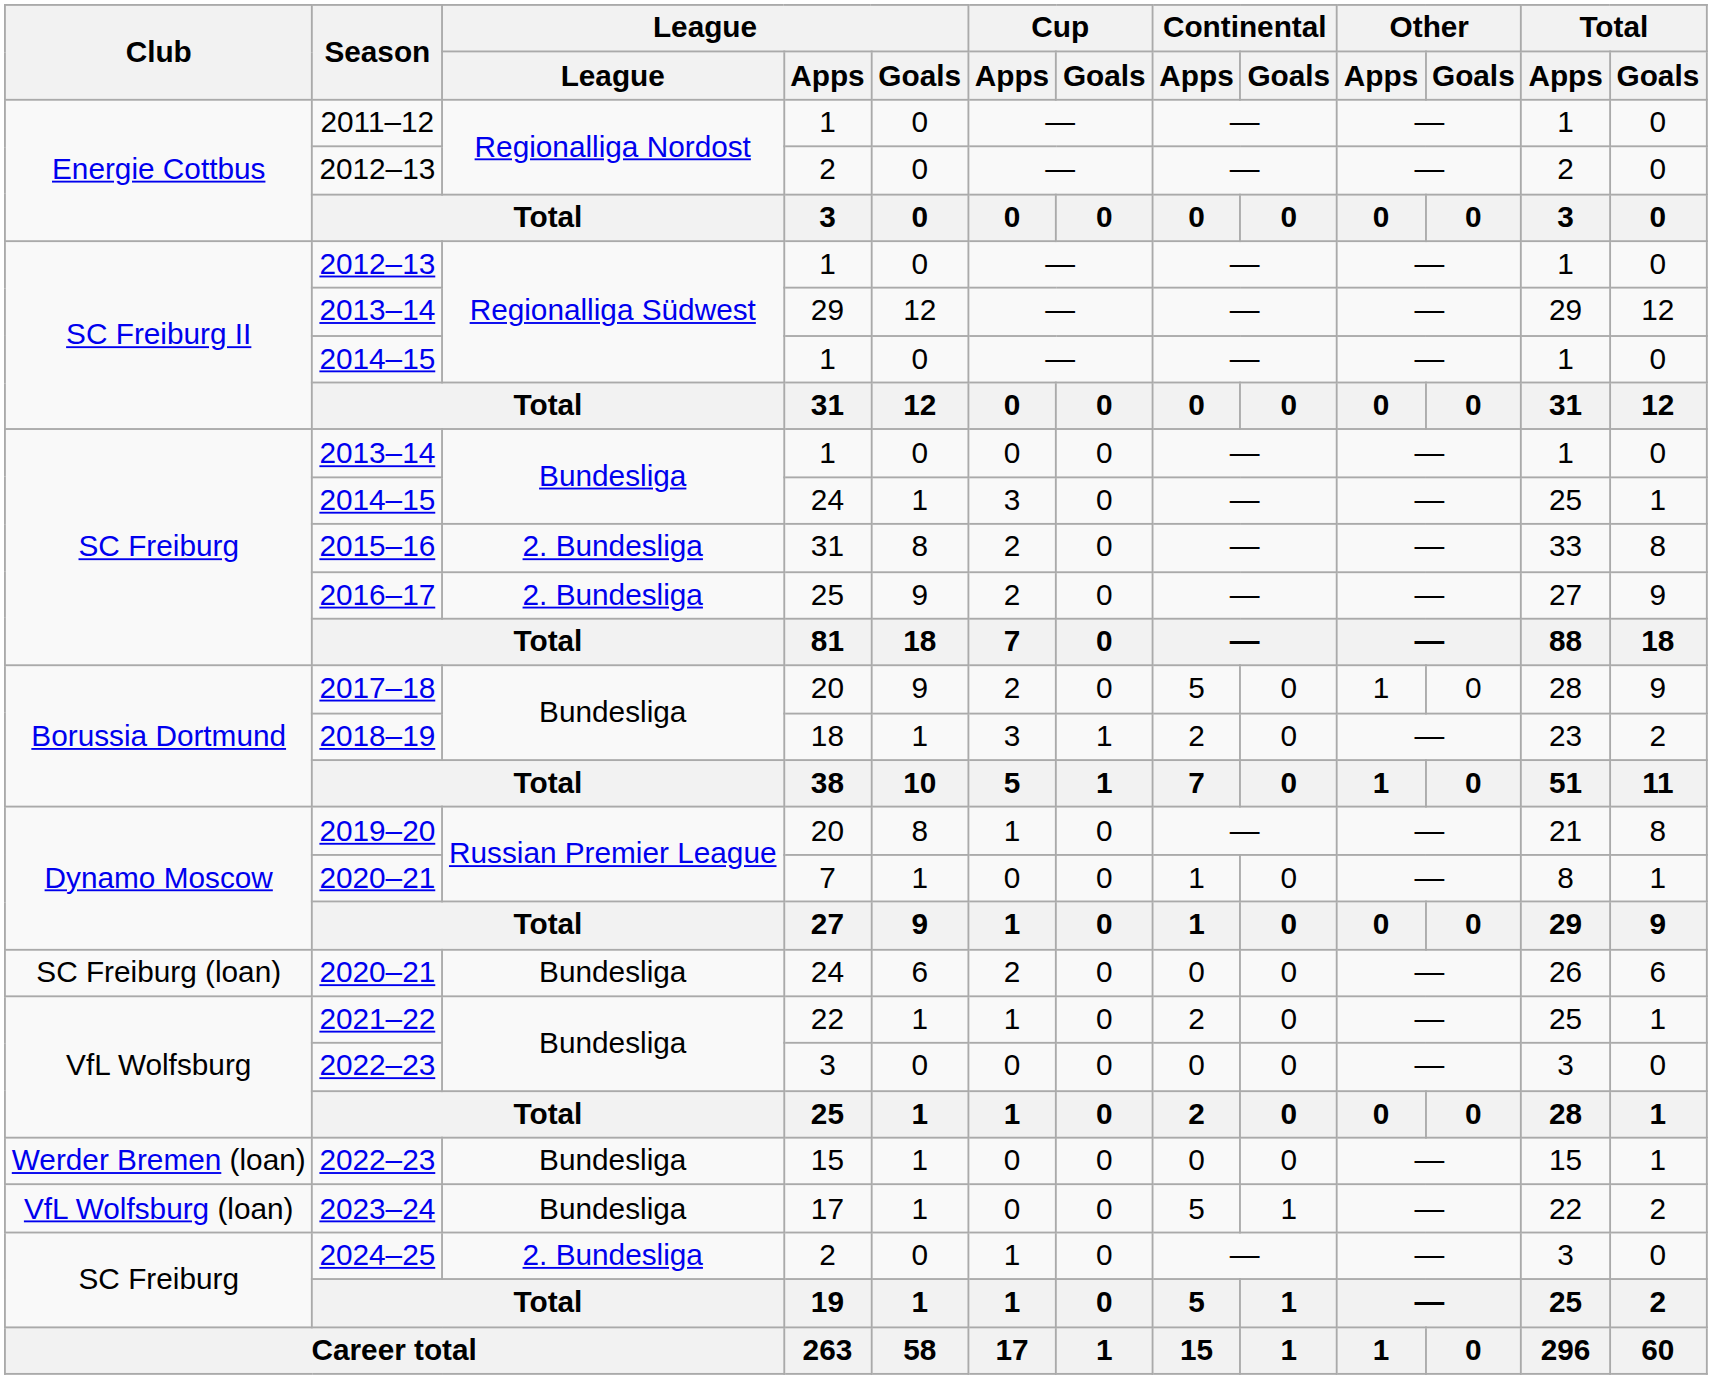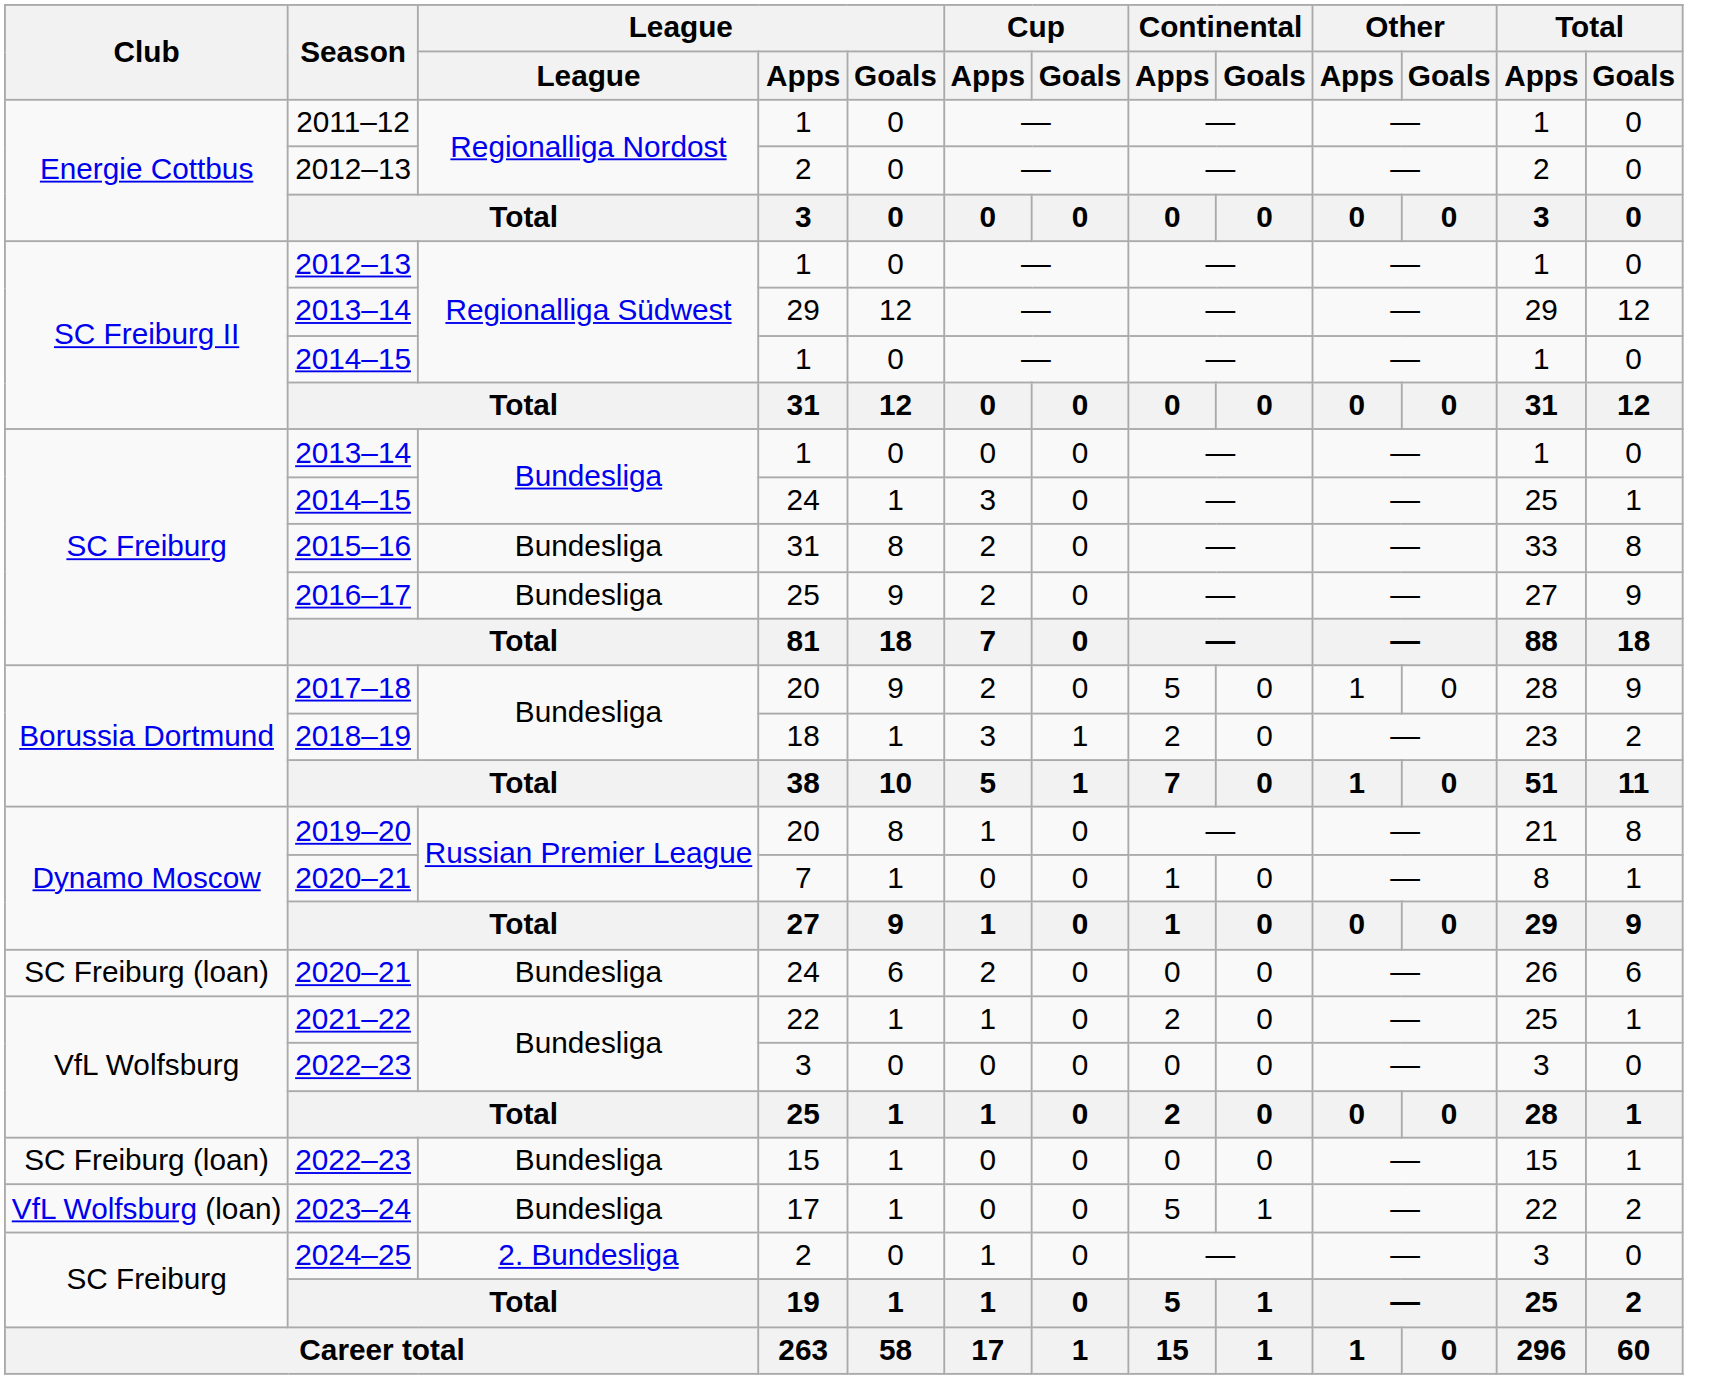(613, 547) 2. Bundesliga -> (588, 547) Bundesliga
(613, 594) 2. Bundesliga -> (588, 594) Bundesliga
(159, 1160) Werder Bremen (loan) -> (147, 1160) SC Freiburg (loan)
